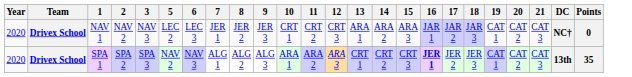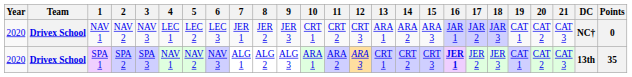+ column: (170, 11)
